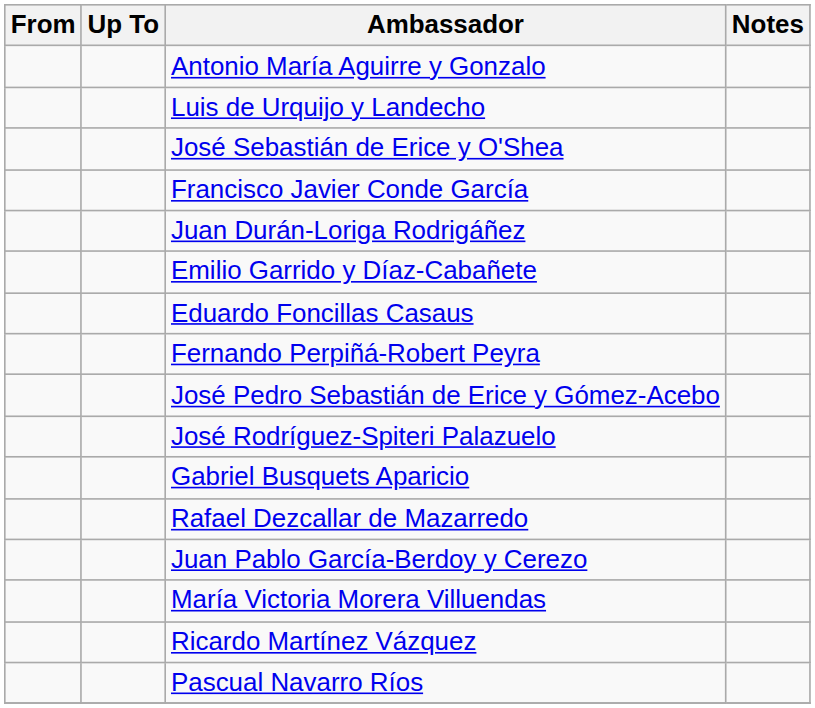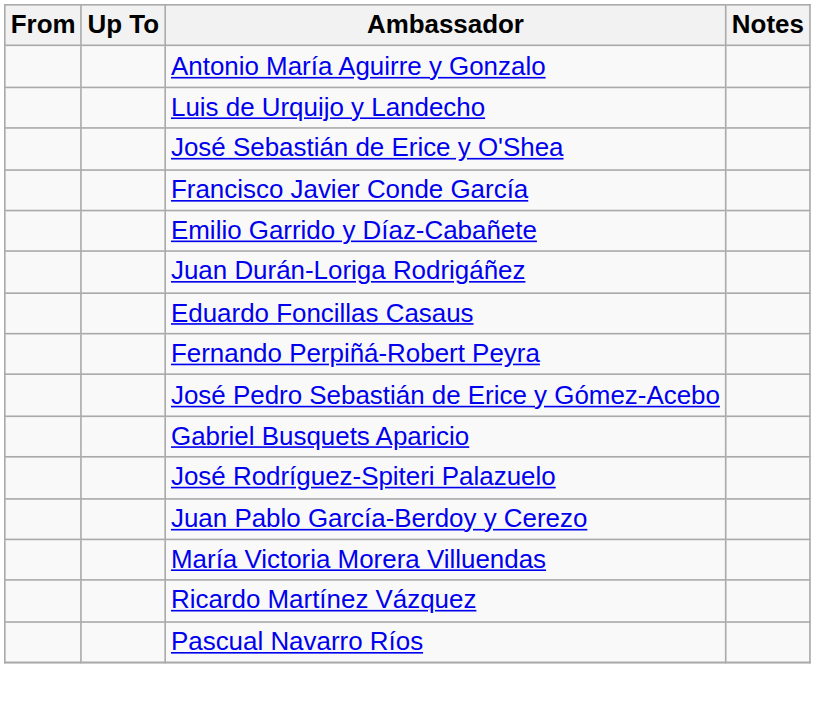rows swapped: (354, 271) <-> (348, 230)
rows swapped: (363, 436) <-> (320, 477)
- row: (350, 518)
